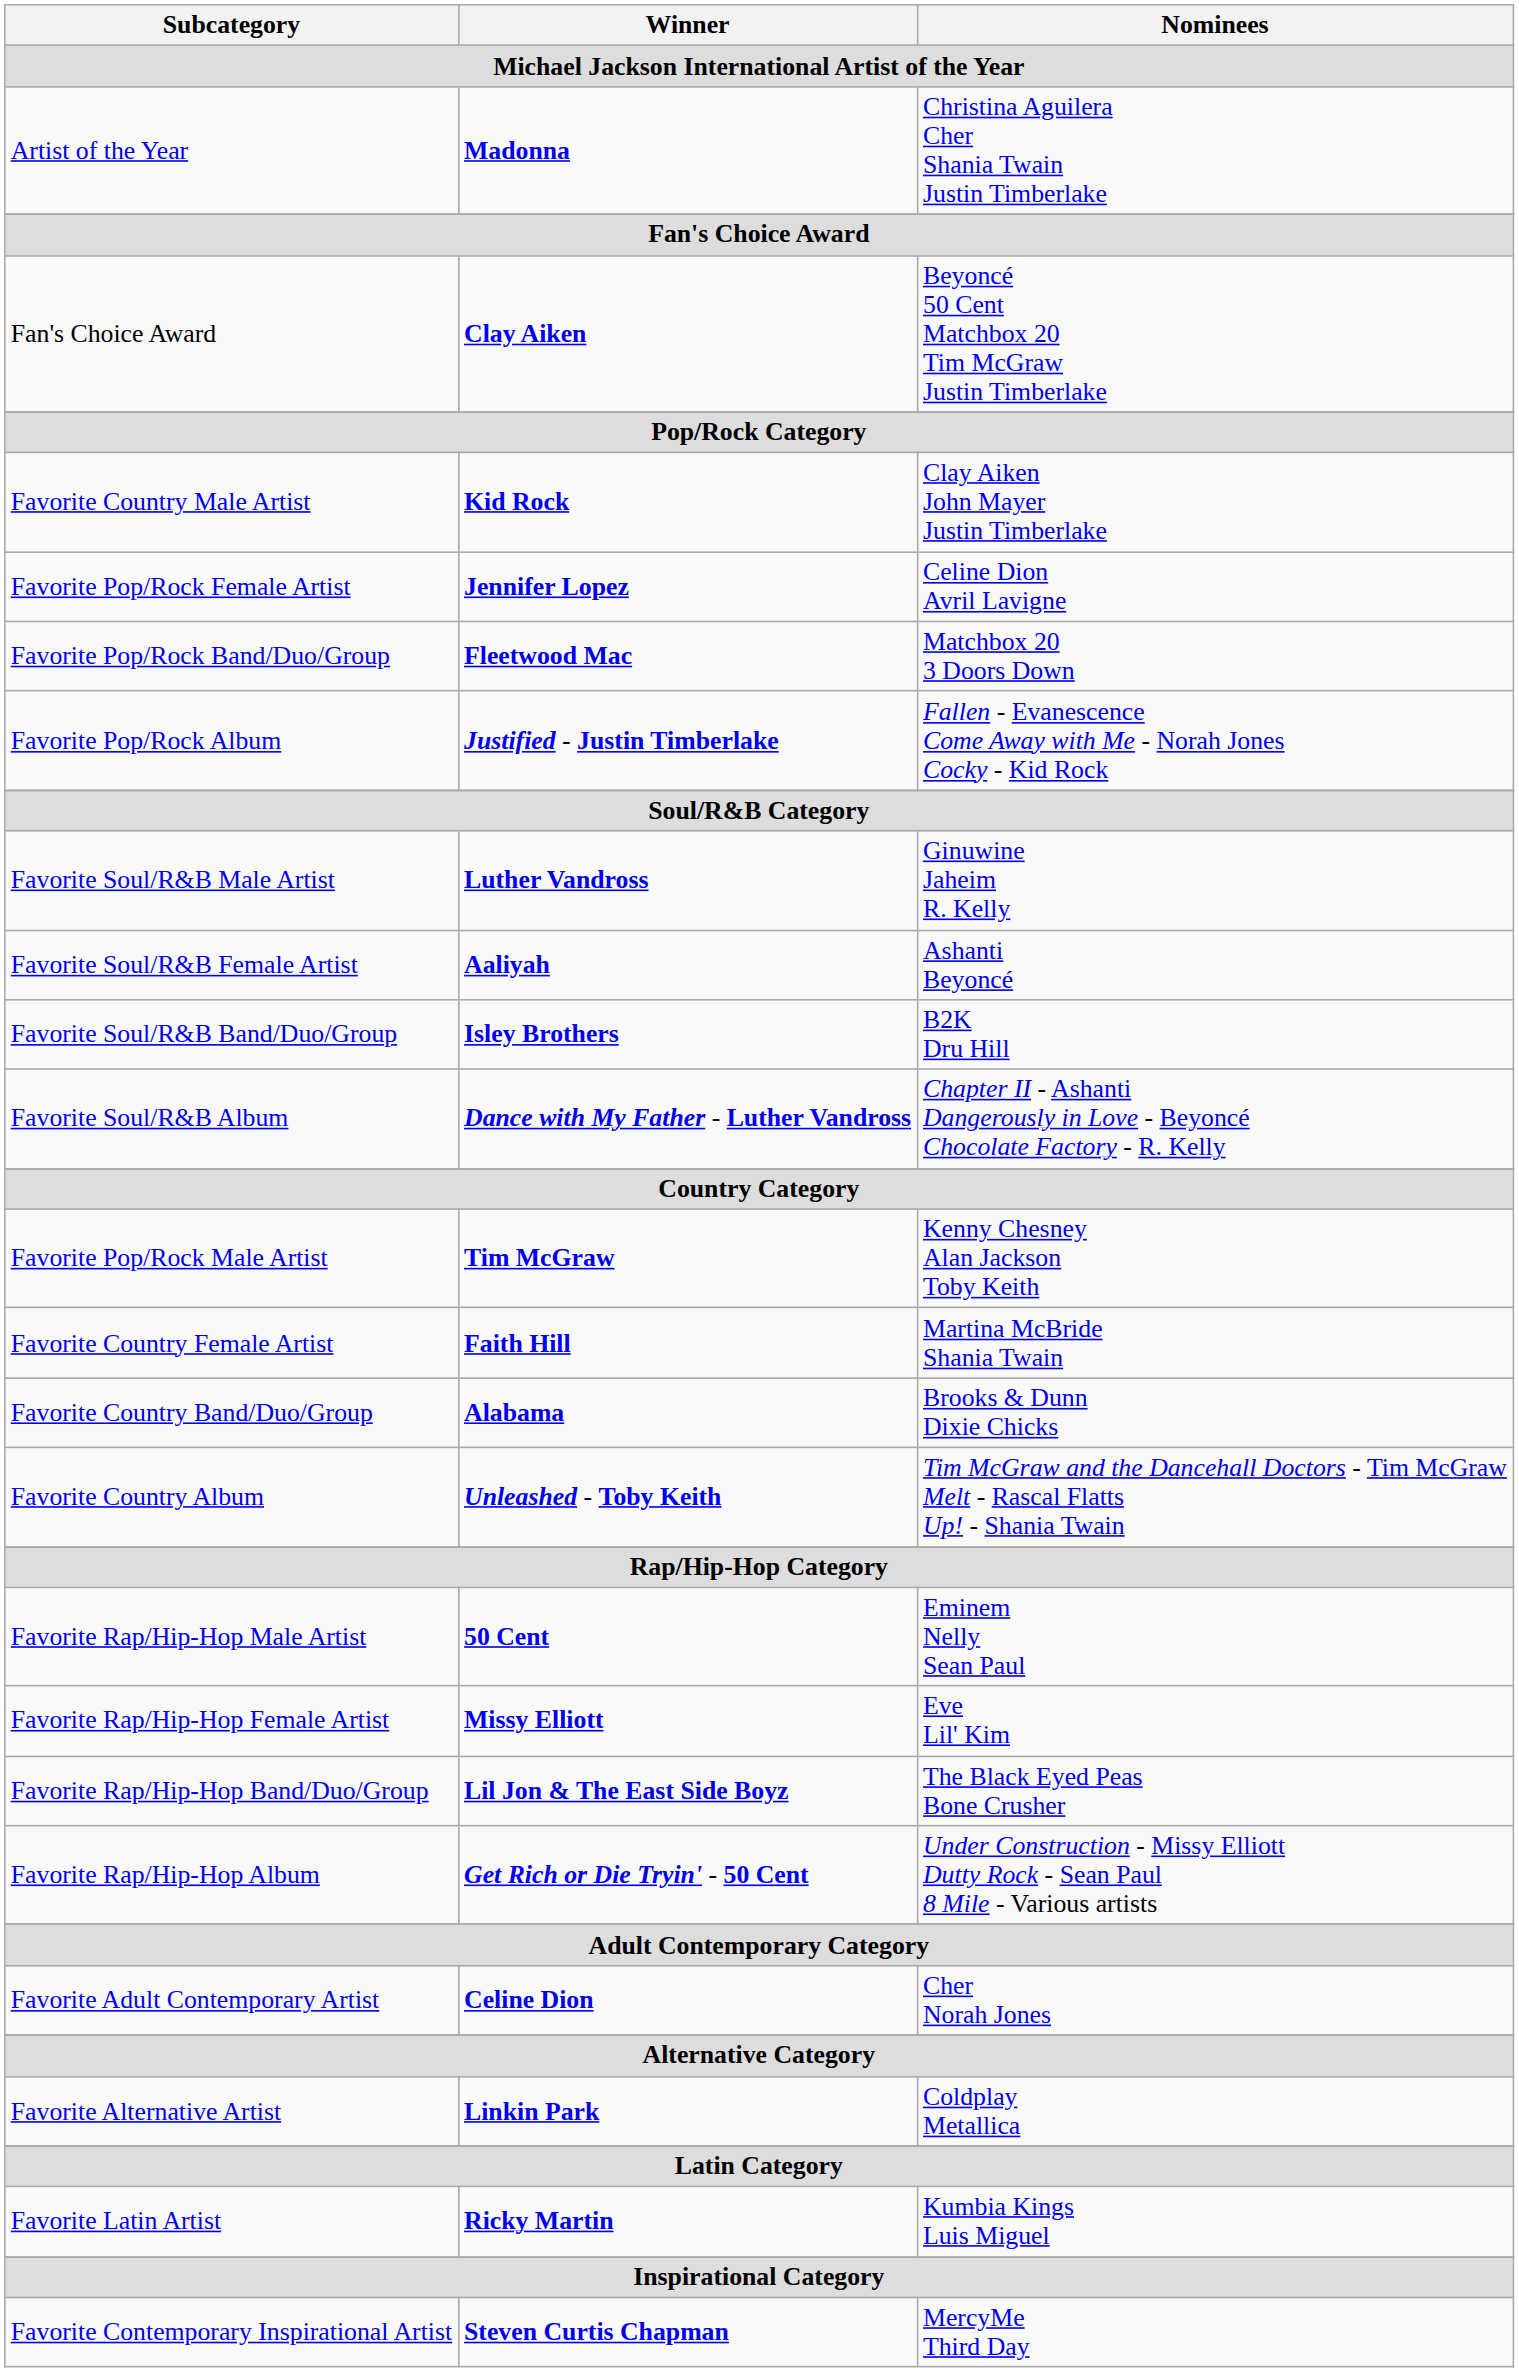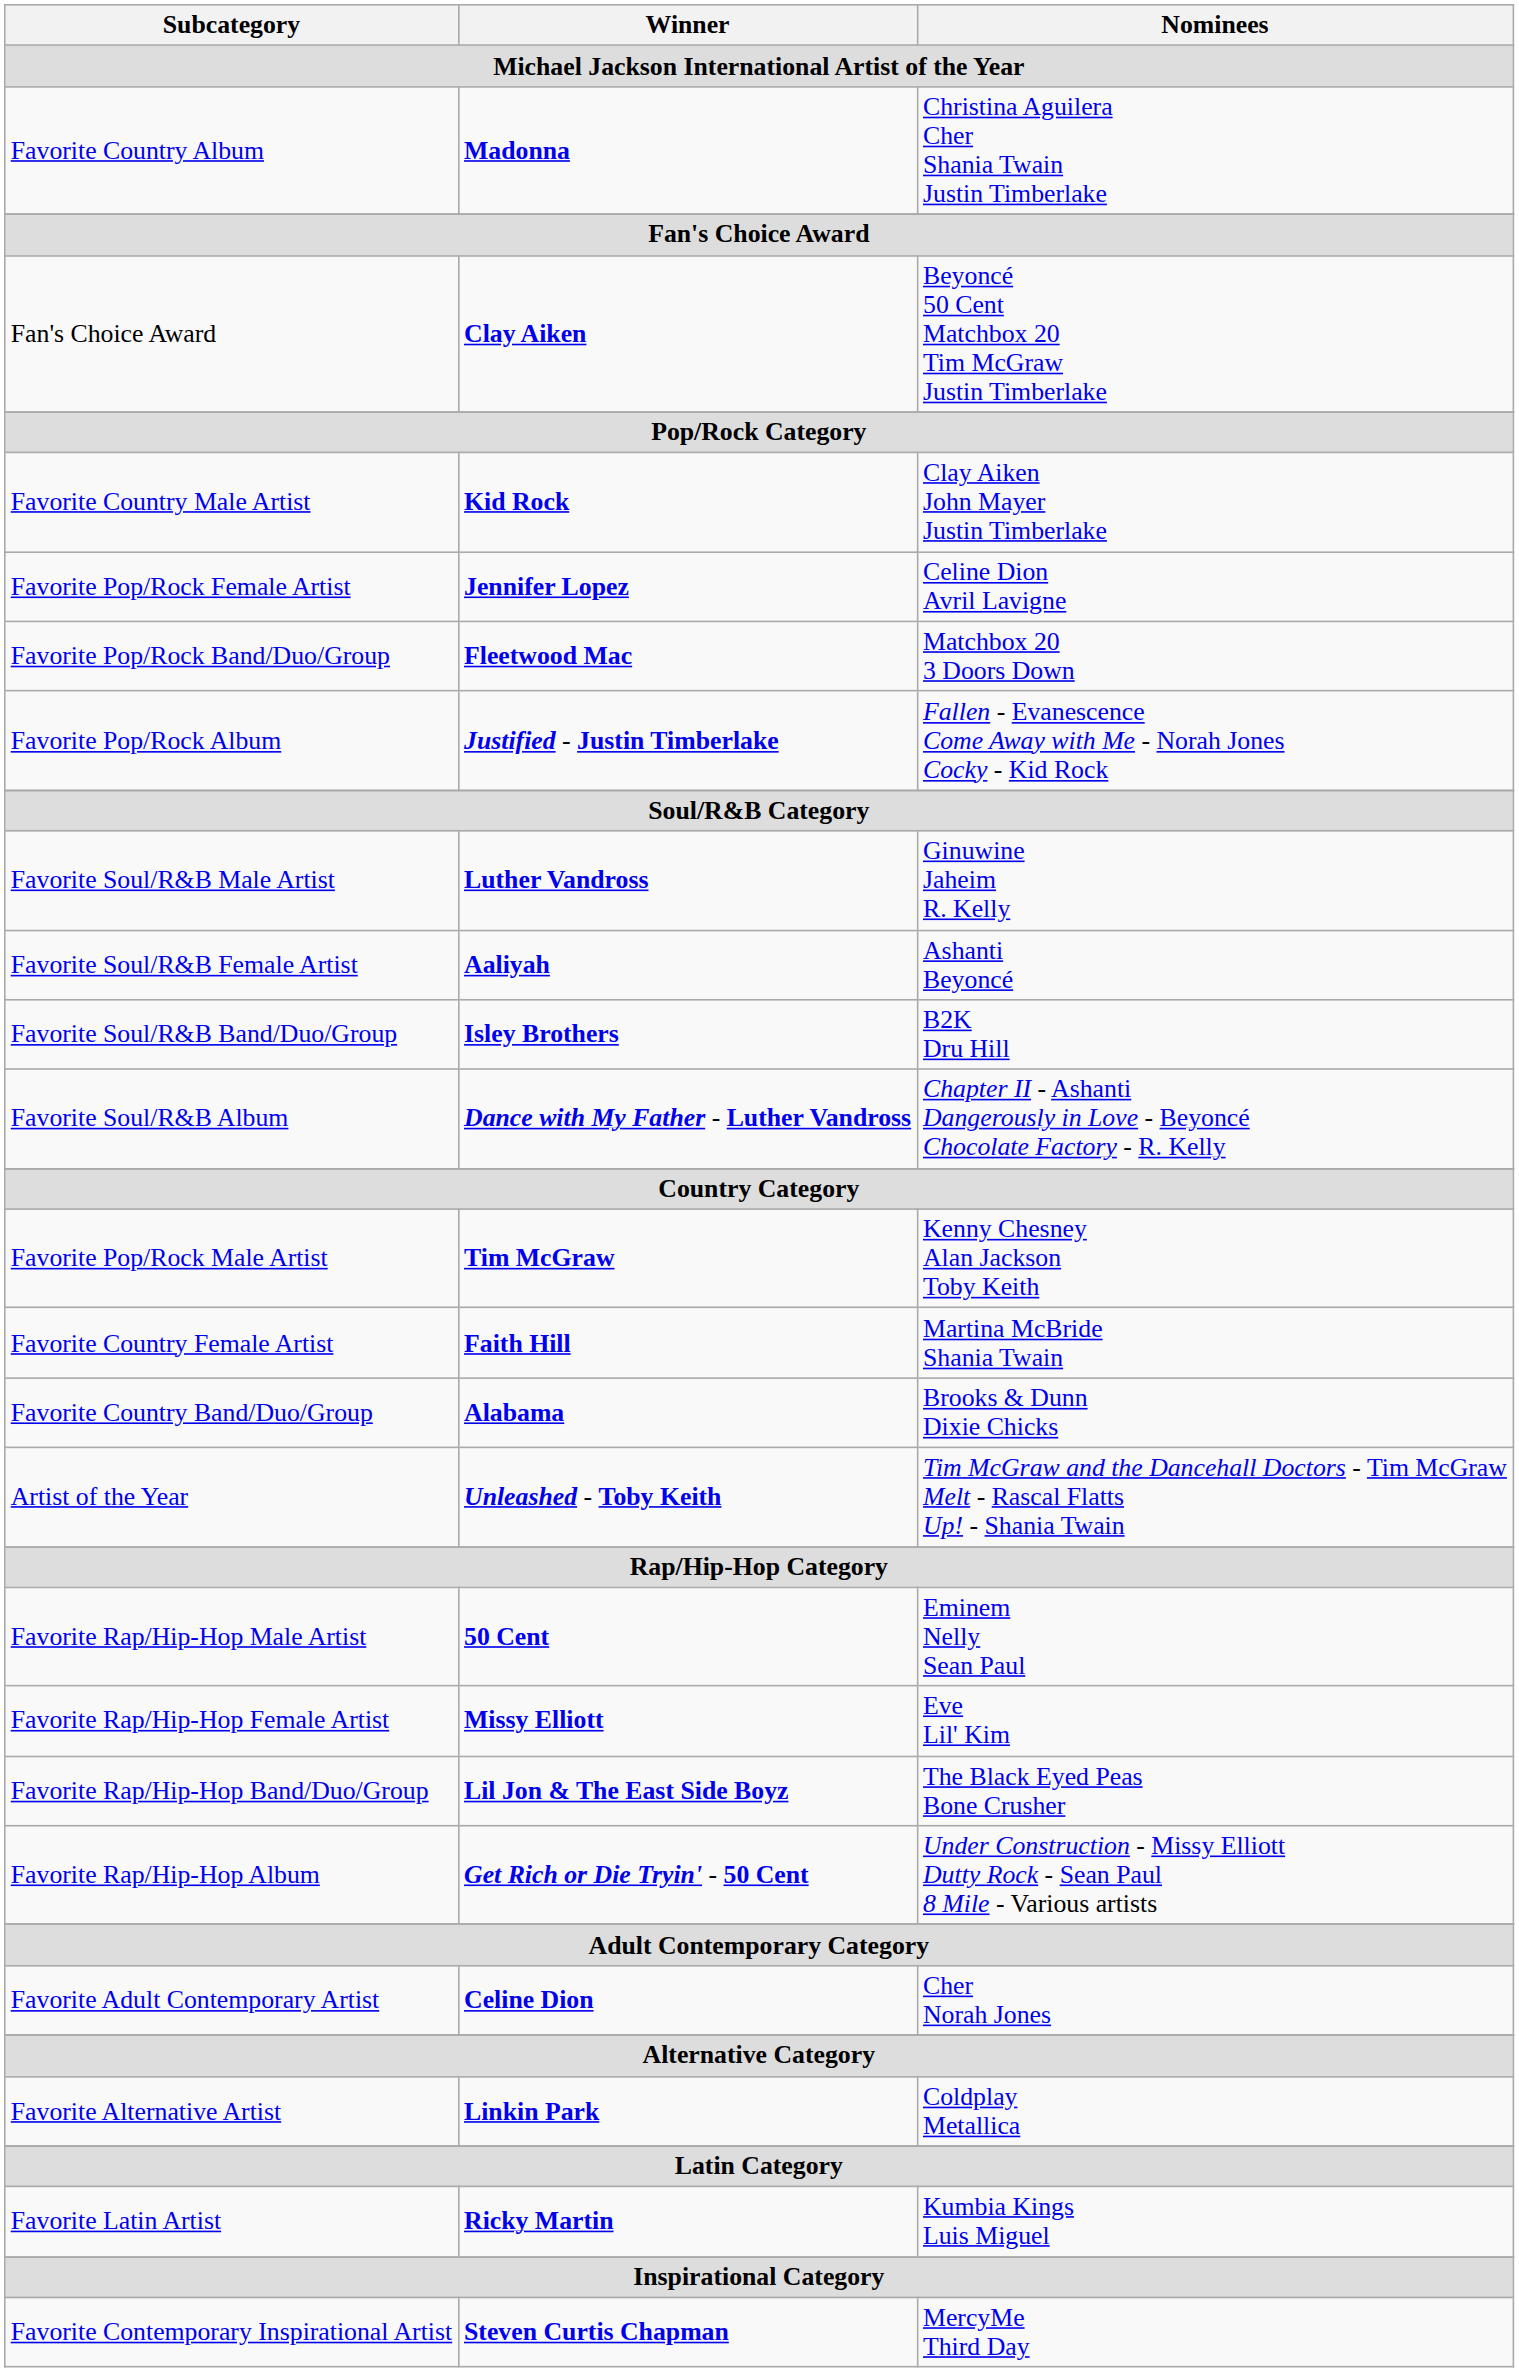(99, 150) Artist of the Year -> (137, 150) Favorite Country Album
(137, 1496) Favorite Country Album -> (99, 1496) Artist of the Year
